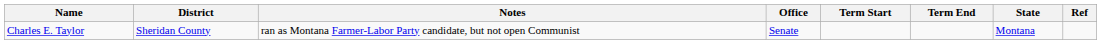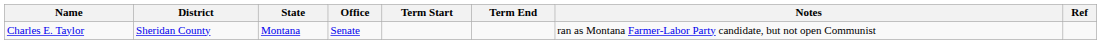columns swapped: (1028, 13) <-> (512, 13)
